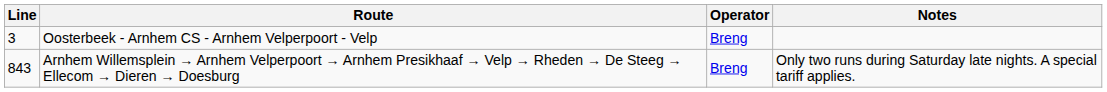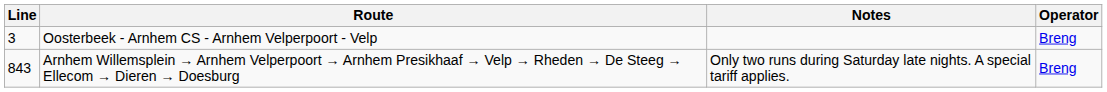columns swapped: (740, 15) <-> (937, 15)
